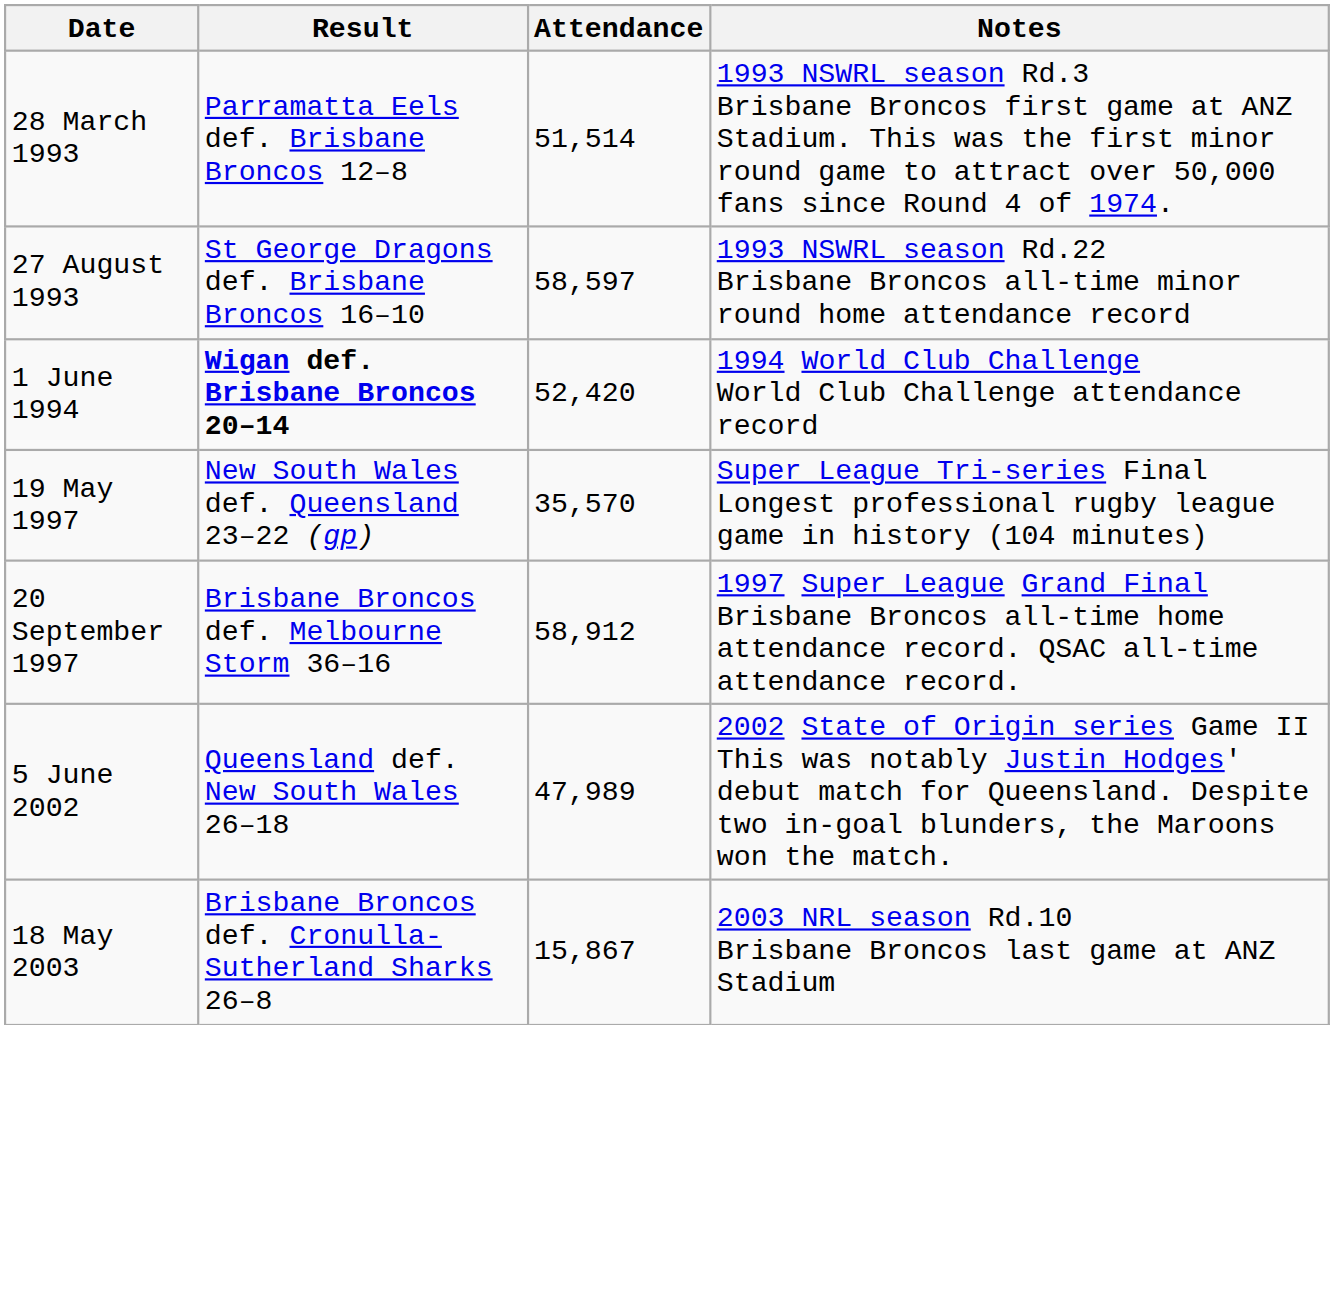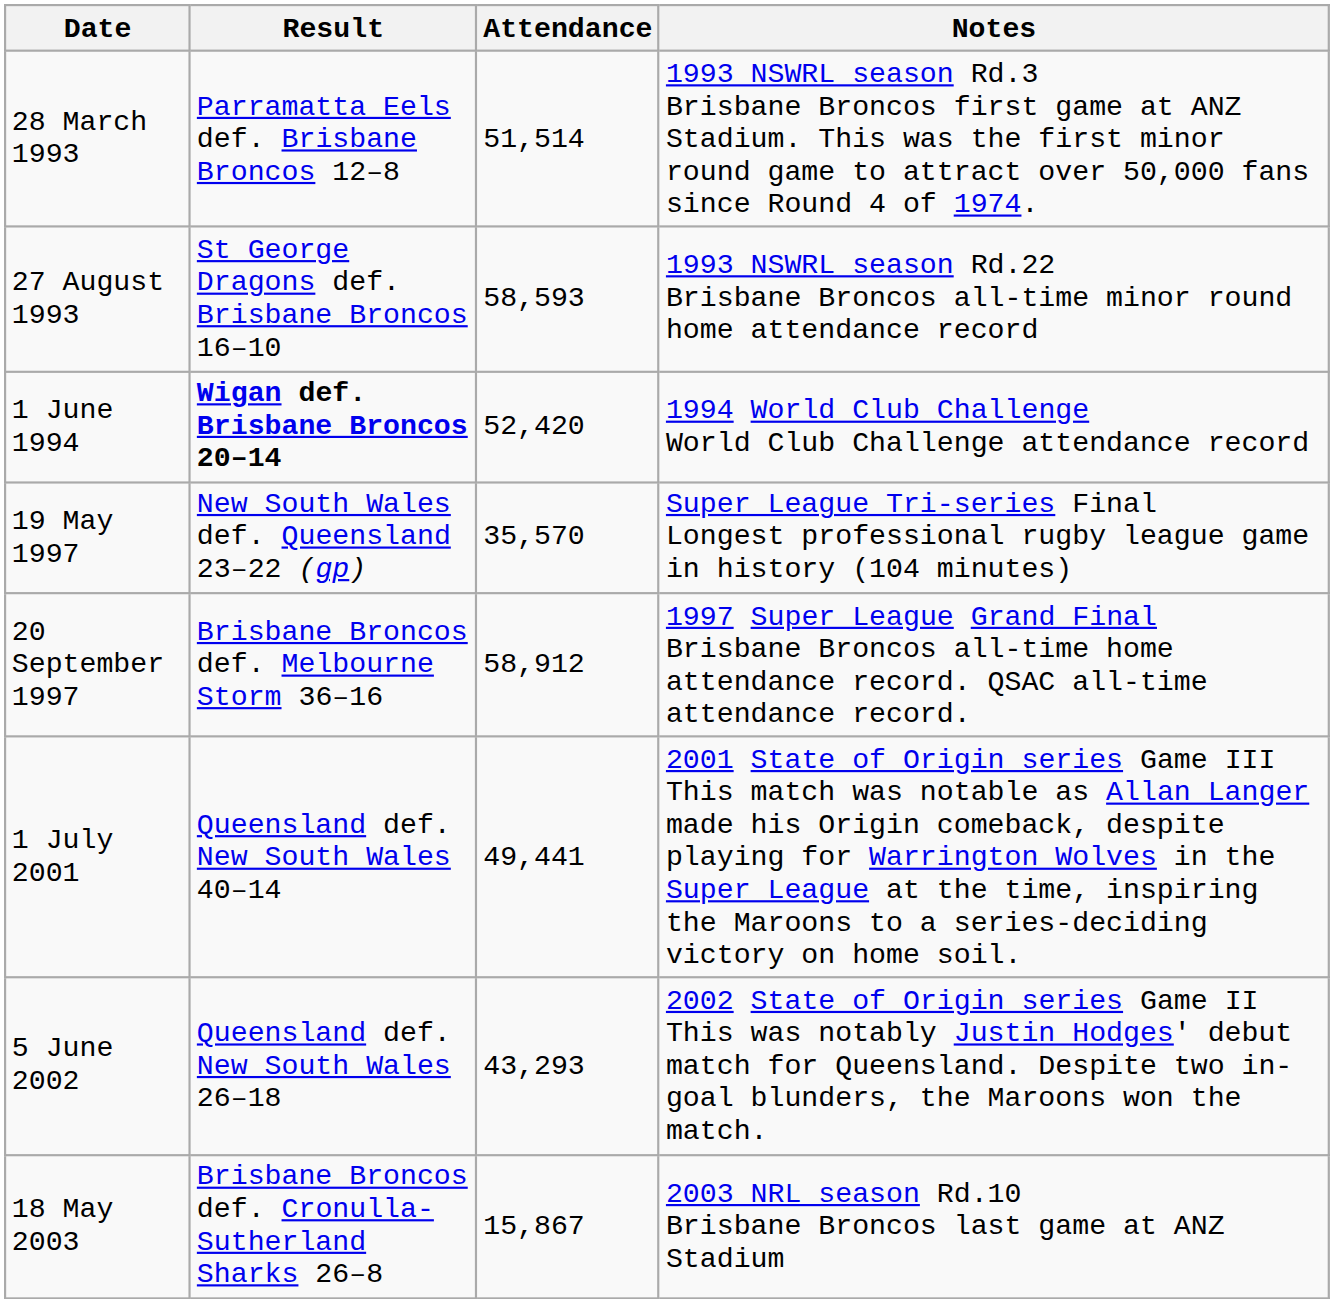(585, 283) 58,597 -> (534, 299) 58,593
+ row: (63, 857)
(585, 792) 47,989 -> (534, 1066) 43,293
